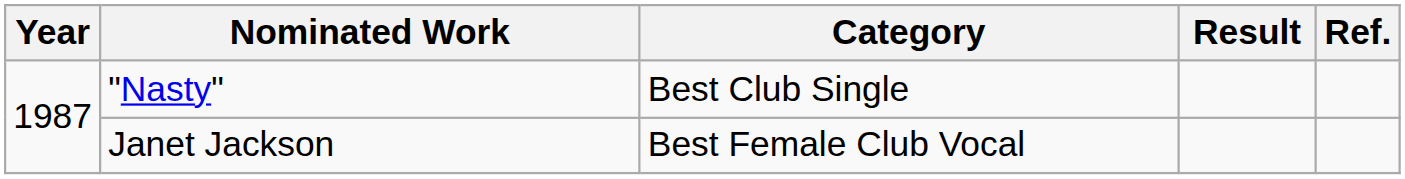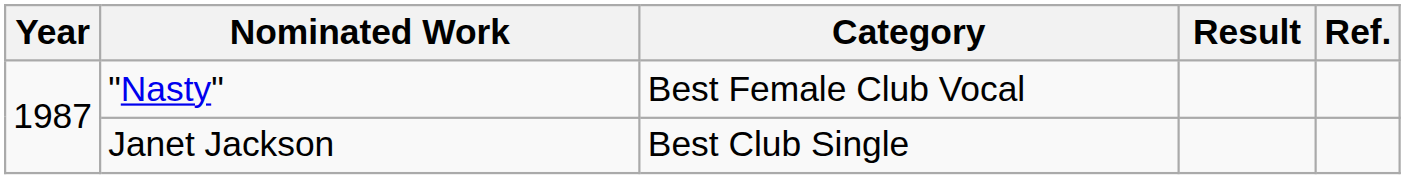(779, 88) Best Club Single -> (837, 88) Best Female Club Vocal
(837, 144) Best Female Club Vocal -> (779, 144) Best Club Single
